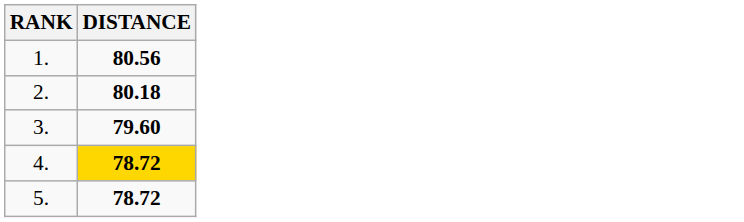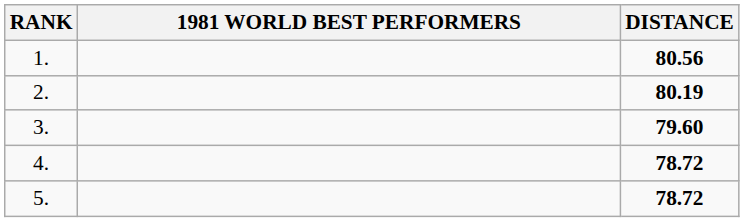+ column: (349, 22)
(137, 92) 80.18 -> (679, 92) 80.19
(137, 163) gold background -> (679, 163) no background
